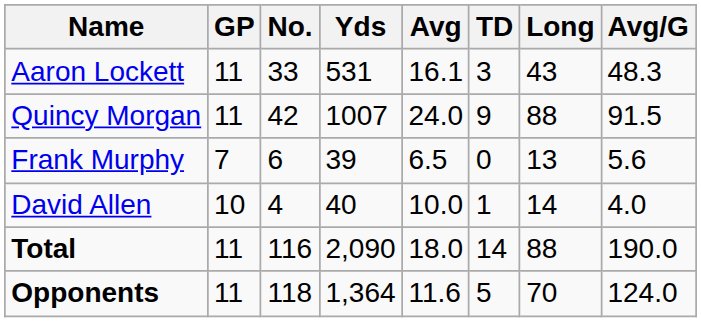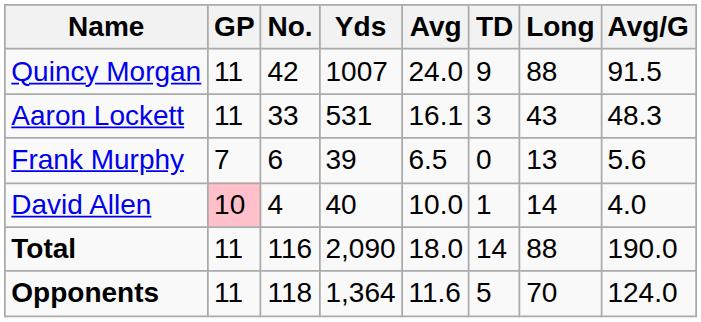rows swapped: (106, 115) <-> (98, 71)
(230, 204) no background -> (230, 204) pink background
